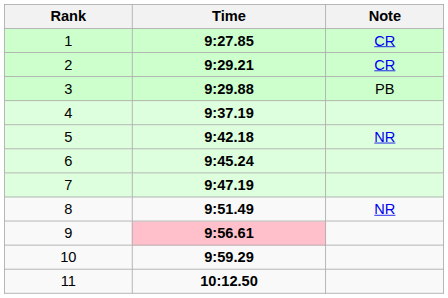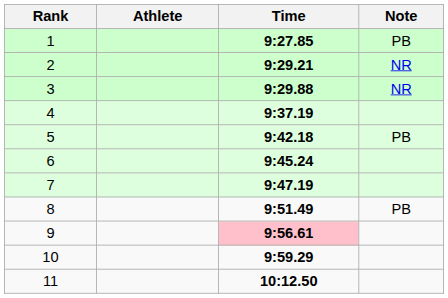+ column: (158, 16)
(385, 40) CR -> (401, 40) PB
(385, 64) CR -> (401, 64) NR
(385, 88) PB -> (401, 88) NR
(385, 136) NR -> (401, 136) PB
(385, 208) NR -> (401, 208) PB
